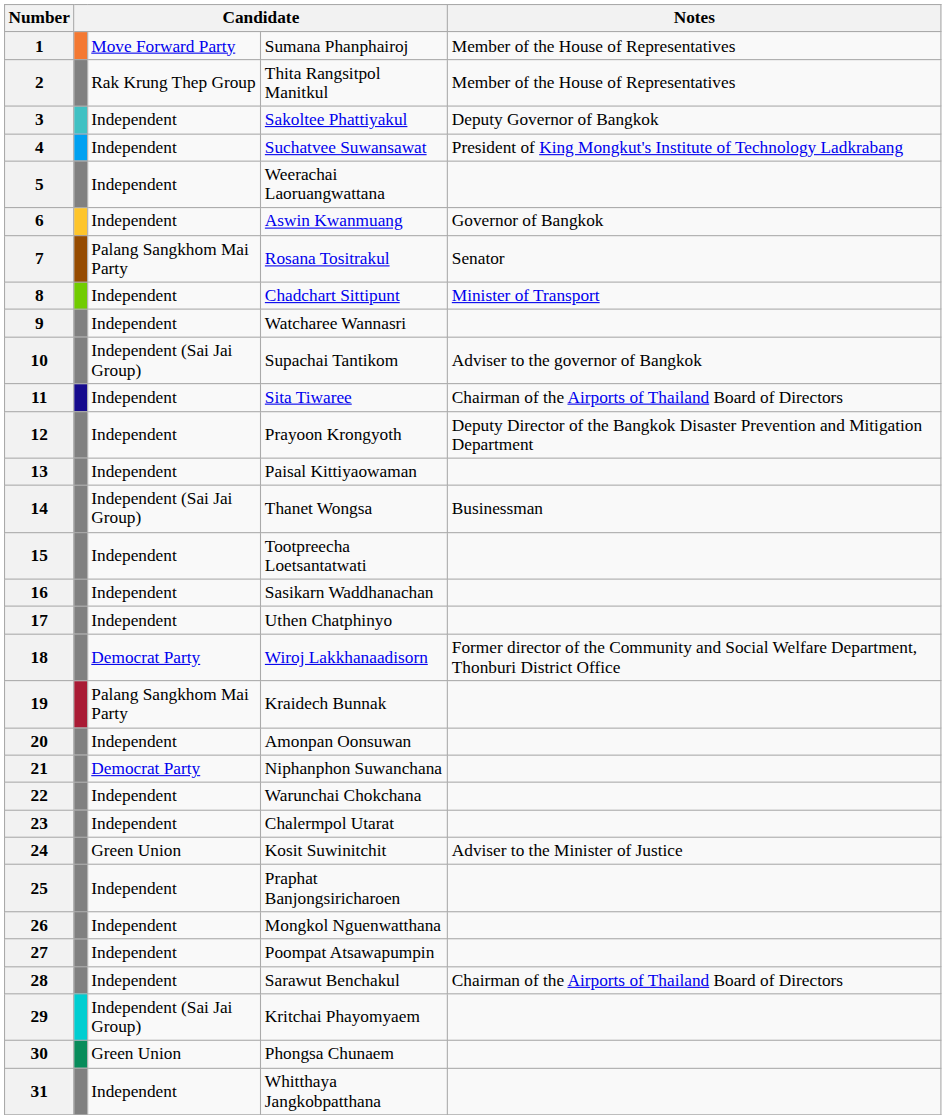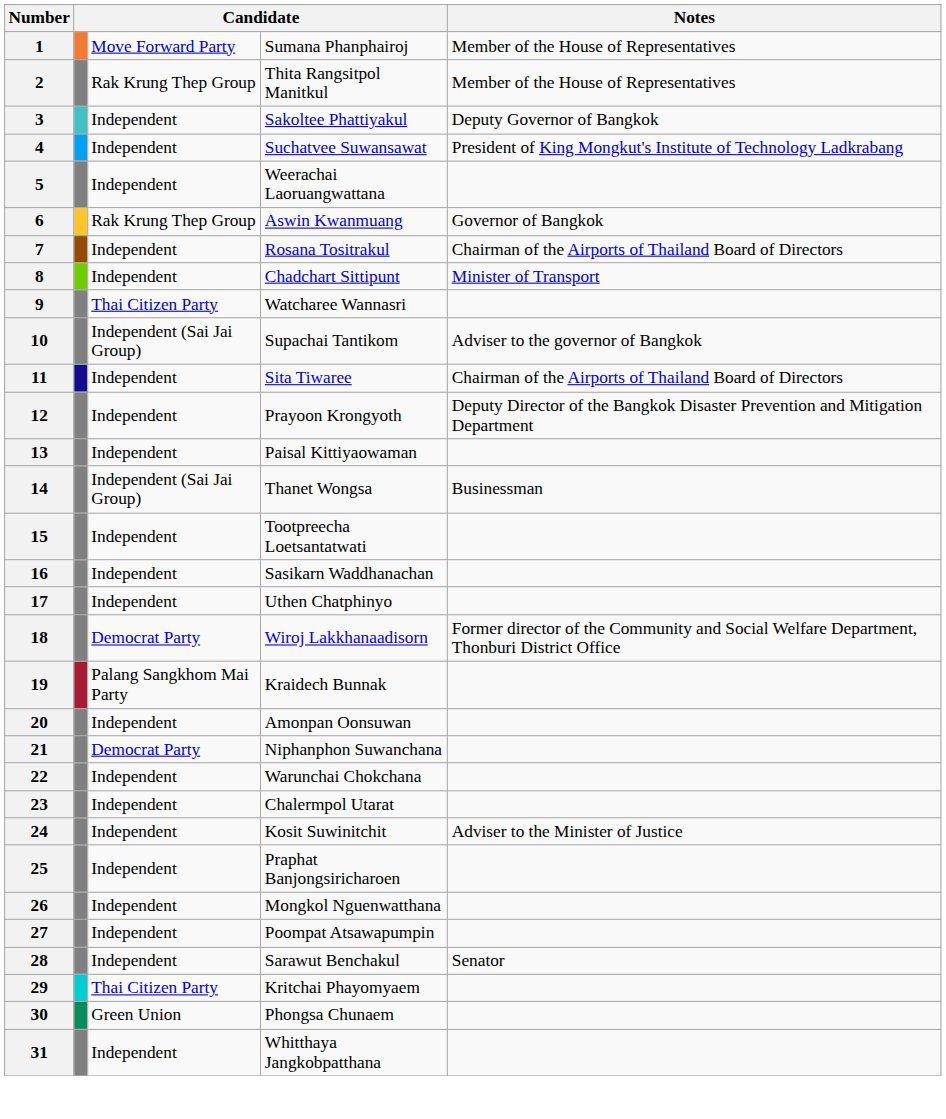(134, 221) Independent -> (173, 221) Rak Krung Thep Group
(170, 258) Palang Sangkhom Mai Party -> (134, 248) Independent
(478, 258) Senator -> (647, 248) Chairman of the Airports of Thailand Board of Directors
(134, 323) Independent -> (155, 303) Thai Citizen Party
(136, 850) Green Union -> (134, 831) Independent
(647, 979) Chairman of the Airports of Thailand Board of Directors -> (478, 960) Senator
(162, 1017) Independent (Sai Jai Group) -> (155, 987) Thai Citizen Party
